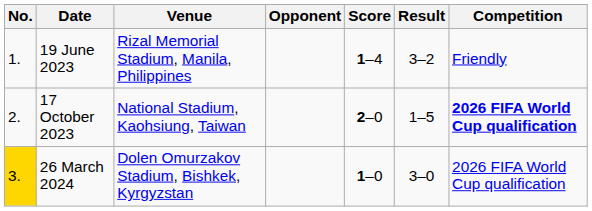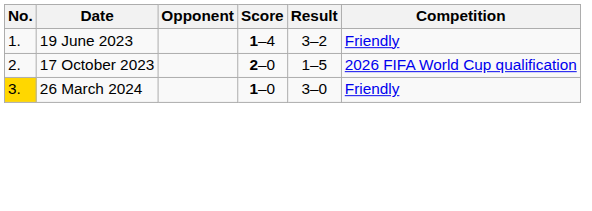- column: (189, 16)
(514, 117) bold -> (461, 65) normal
(509, 176) 2026 FIFA World Cup qualification -> (372, 89) Friendly
